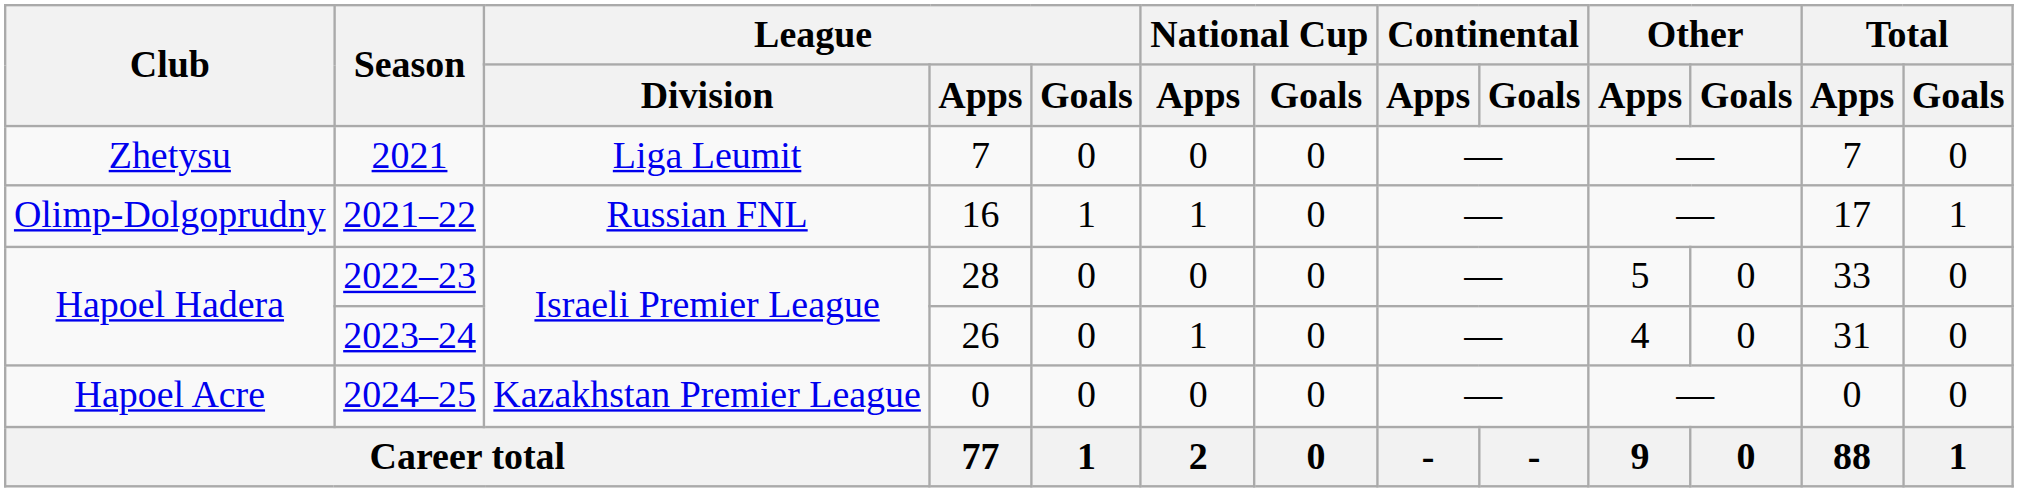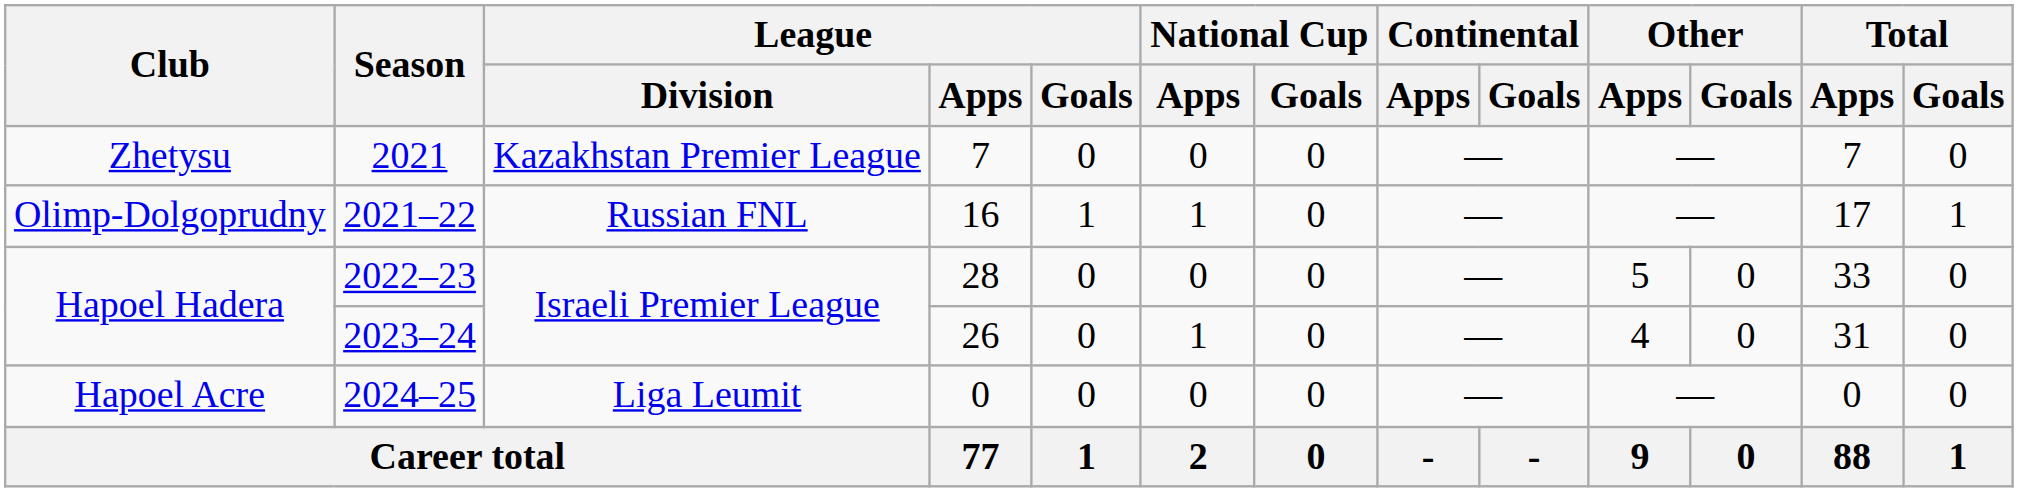(707, 154) Liga Leumit -> (707, 154) Kazakhstan Premier League
(707, 395) Kazakhstan Premier League -> (707, 395) Liga Leumit
